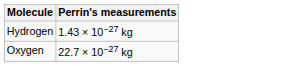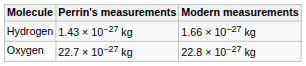+ column: (240, 13)
